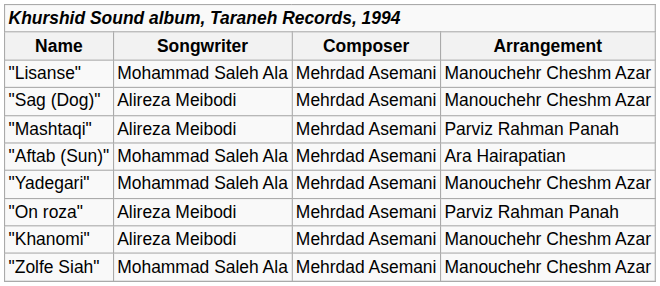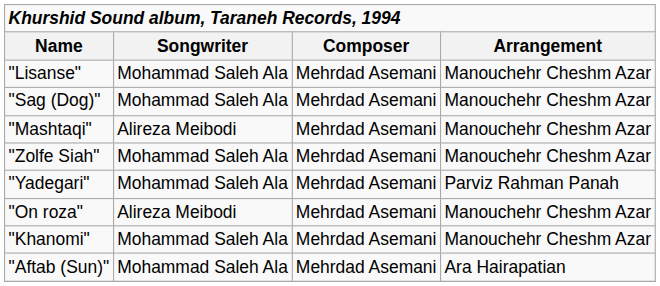(177, 101) Alireza Meibodi -> (203, 101) Mohammad Saleh Ala
(532, 128) Parviz Rahman Panah -> (548, 128) Manouchehr Cheshm Azar
rows swapped: (54, 267) <-> (59, 156)
(548, 184) Manouchehr Cheshm Azar -> (532, 184) Parviz Rahman Panah
(532, 211) Parviz Rahman Panah -> (548, 211) Manouchehr Cheshm Azar
(177, 239) Alireza Meibodi -> (203, 239) Mohammad Saleh Ala
